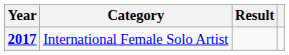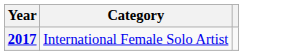- column: (255, 15)
